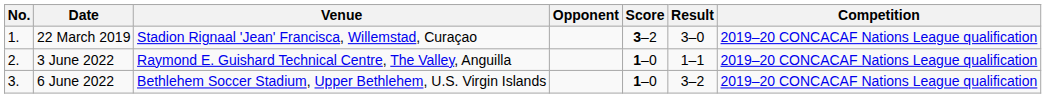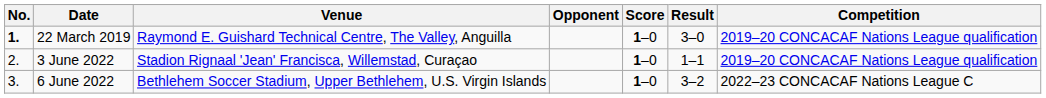(14, 37) normal -> (14, 37) bold
(307, 37) Stadion Rignaal 'Jean' Francisca, Willemstad, Curaçao -> (324, 37) Raymond E. Guishard Technical Centre, The Valley, Anguilla
(645, 37) 3–2 -> (645, 37) 1–0
(324, 59) Raymond E. Guishard Technical Centre, The Valley, Anguilla -> (307, 59) Stadion Rignaal 'Jean' Francisca, Willemstad, Curaçao
(879, 81) 2019–20 CONCACAF Nations League qualification -> (847, 81) 2022–23 CONCACAF Nations League C
